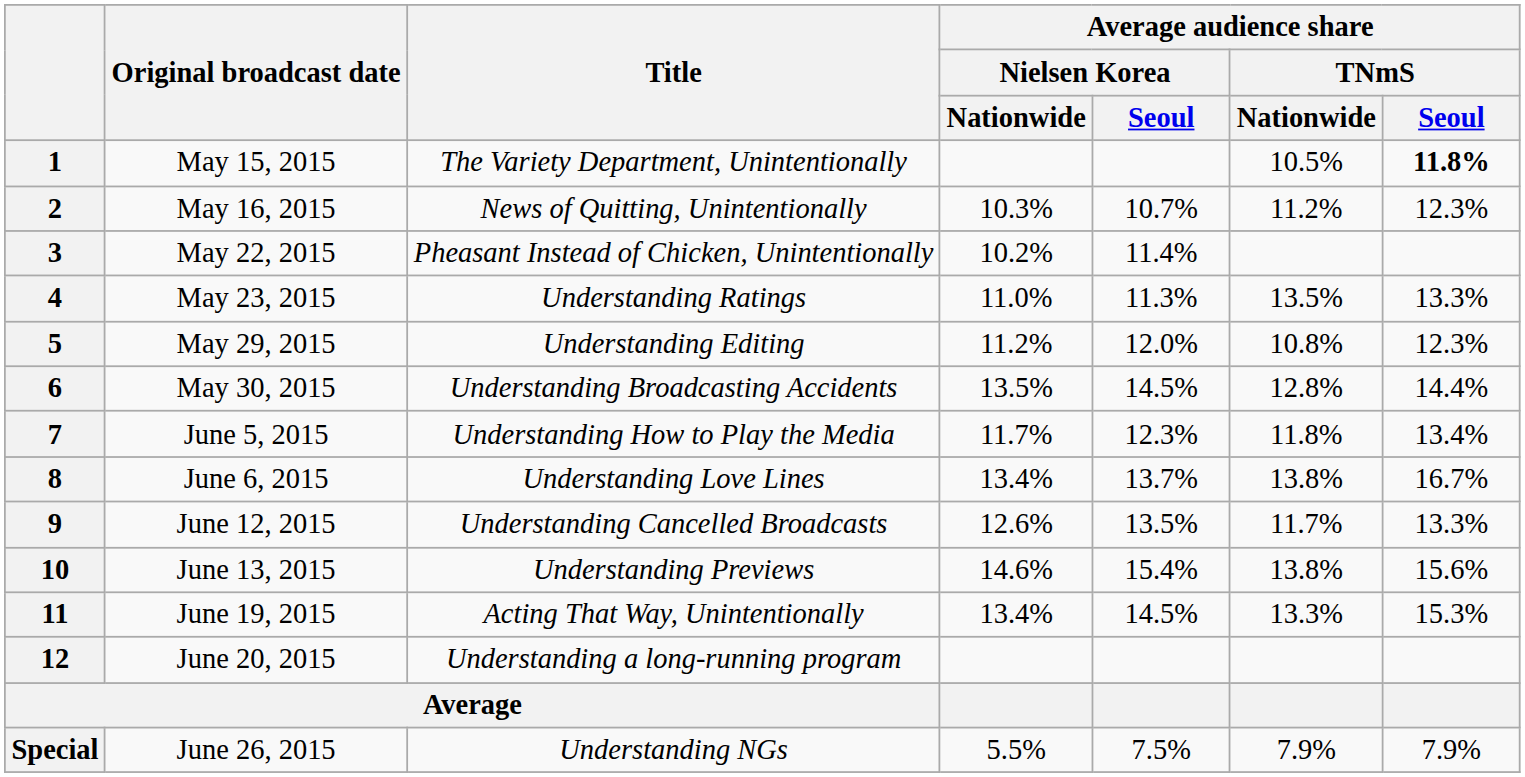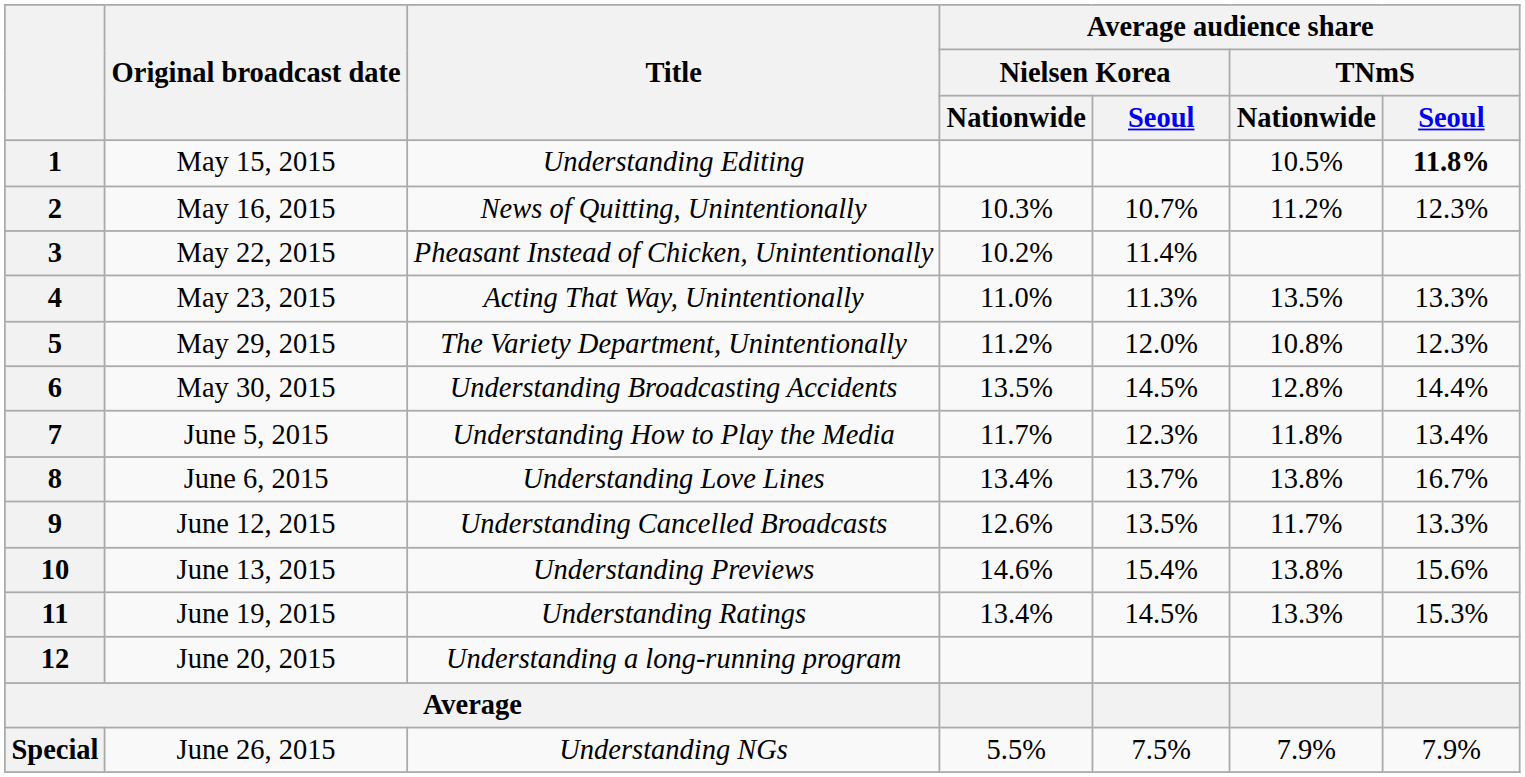(674, 162) The Variety Department, Unintentionally -> (674, 162) Understanding Editing
(674, 298) Understanding Ratings -> (674, 298) Acting That Way, Unintentionally
(674, 343) Understanding Editing -> (674, 343) The Variety Department, Unintentionally
(674, 614) Acting That Way, Unintentionally -> (674, 614) Understanding Ratings
